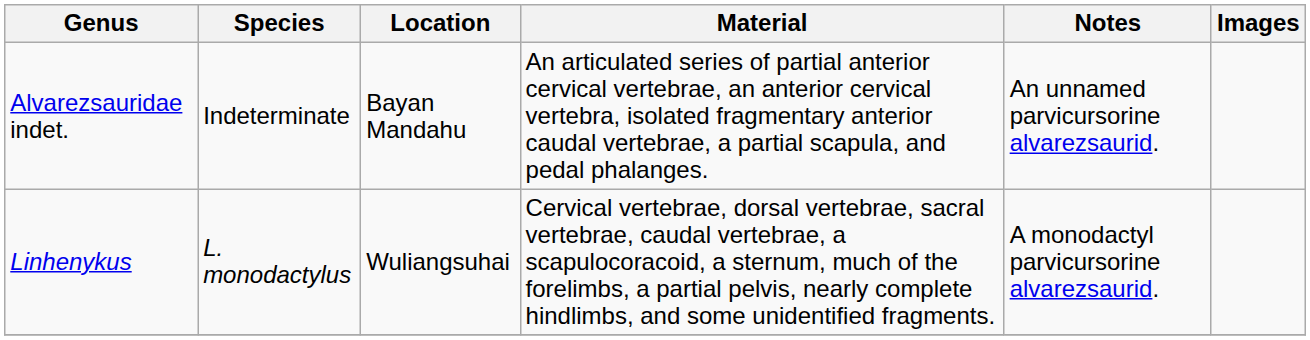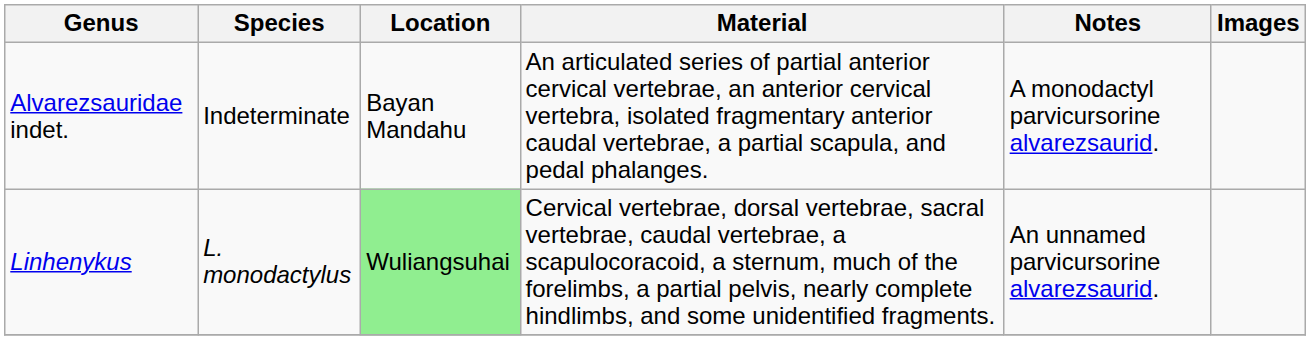(1085, 115) An unnamed parvicursorine alvarezsaurid. -> (1085, 115) A monodactyl parvicursorine alvarezsaurid.
(438, 261) no background -> (438, 261) lightgreen background
(1085, 261) A monodactyl parvicursorine alvarezsaurid. -> (1085, 261) An unnamed parvicursorine alvarezsaurid.
